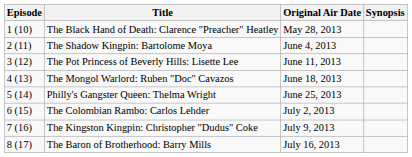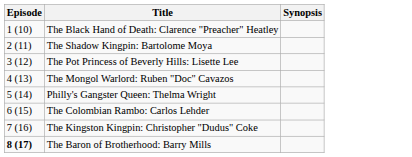- column: (322, 12)
(19, 144) normal -> (19, 144) bold
